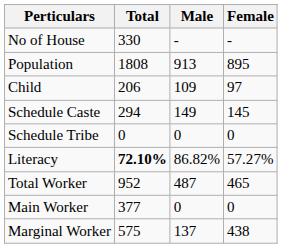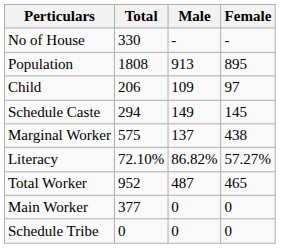rows swapped: (53, 135) <-> (59, 231)
(142, 159) bold -> (141, 159) normal
